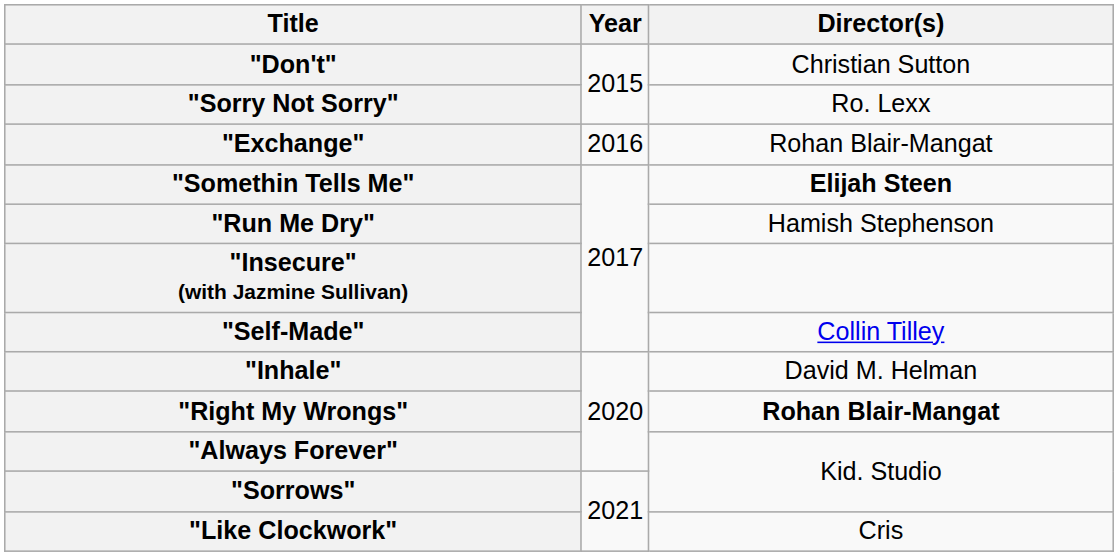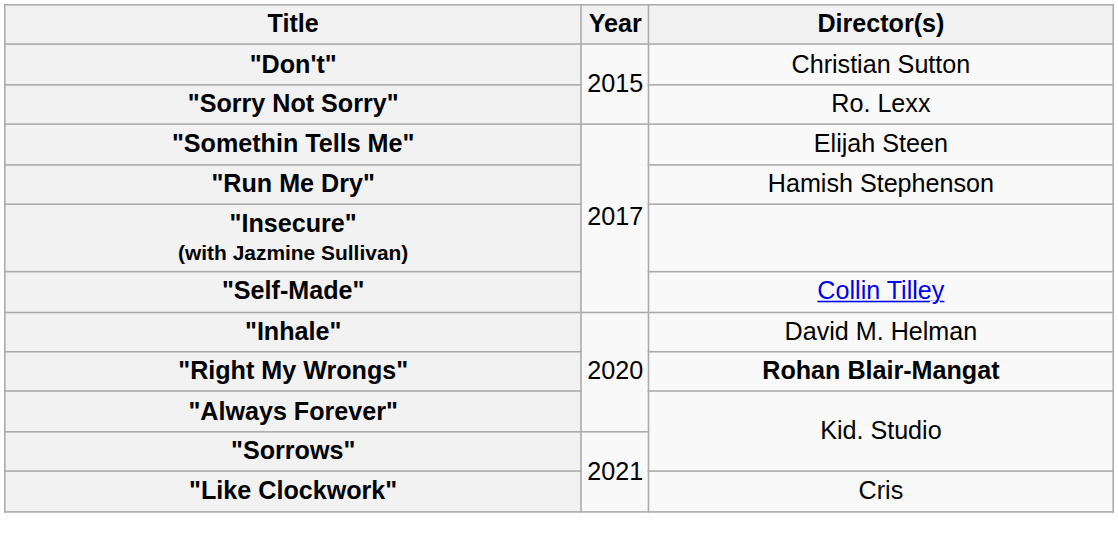- row: (293, 143)
(881, 183) bold -> (881, 143) normal
